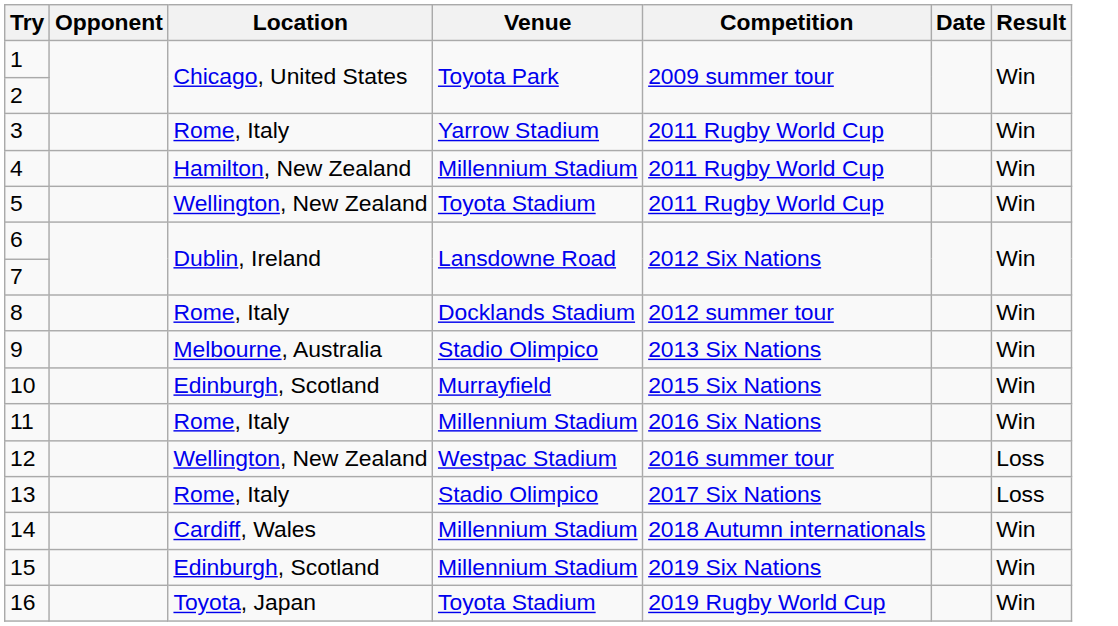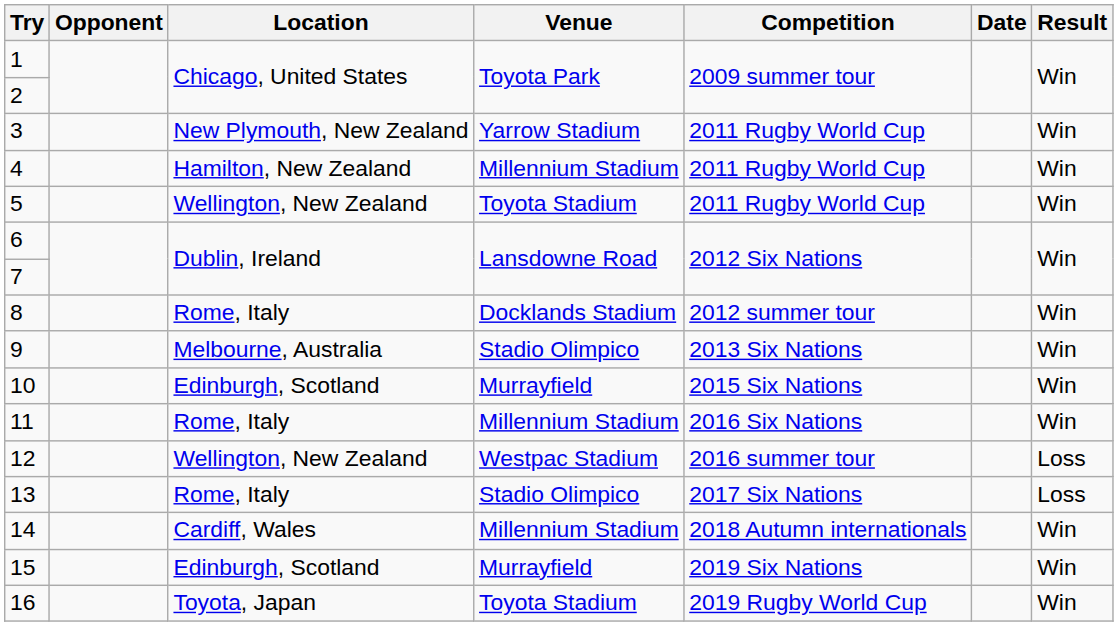(231, 131) Rome, Italy -> (321, 131) New Plymouth, New Zealand
(538, 566) Millennium Stadium -> (536, 566) Murrayfield
